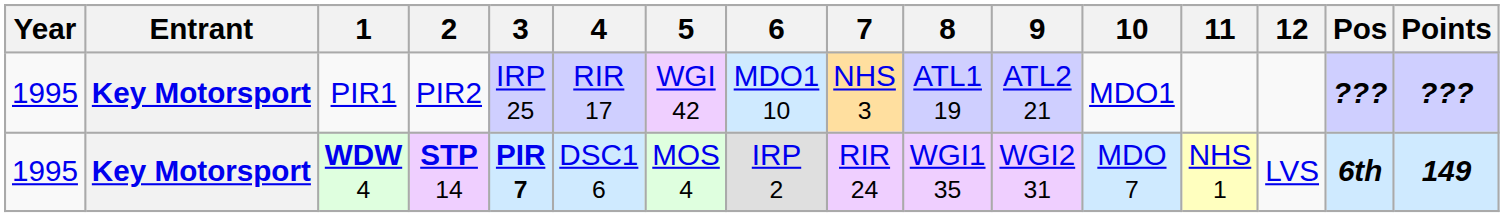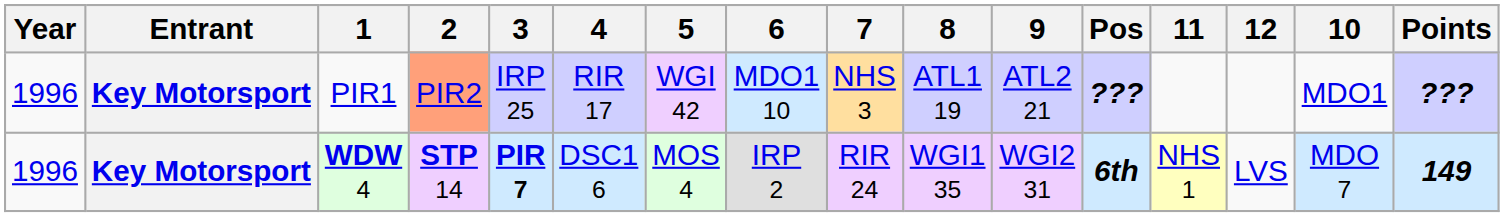columns swapped: (1132, 29) <-> (1360, 29)
(45, 92) 1995 -> (45, 92) 1996
(449, 92) no background -> (449, 92) lightsalmon background
(45, 172) 1995 -> (45, 172) 1996
